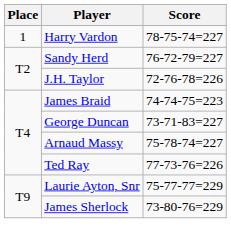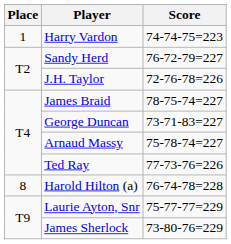(184, 36) 78-75-74=227 -> (184, 36) 74-74-75=223
(184, 100) 74-74-75=223 -> (184, 100) 78-75-74=227
+ row: (91, 185)
